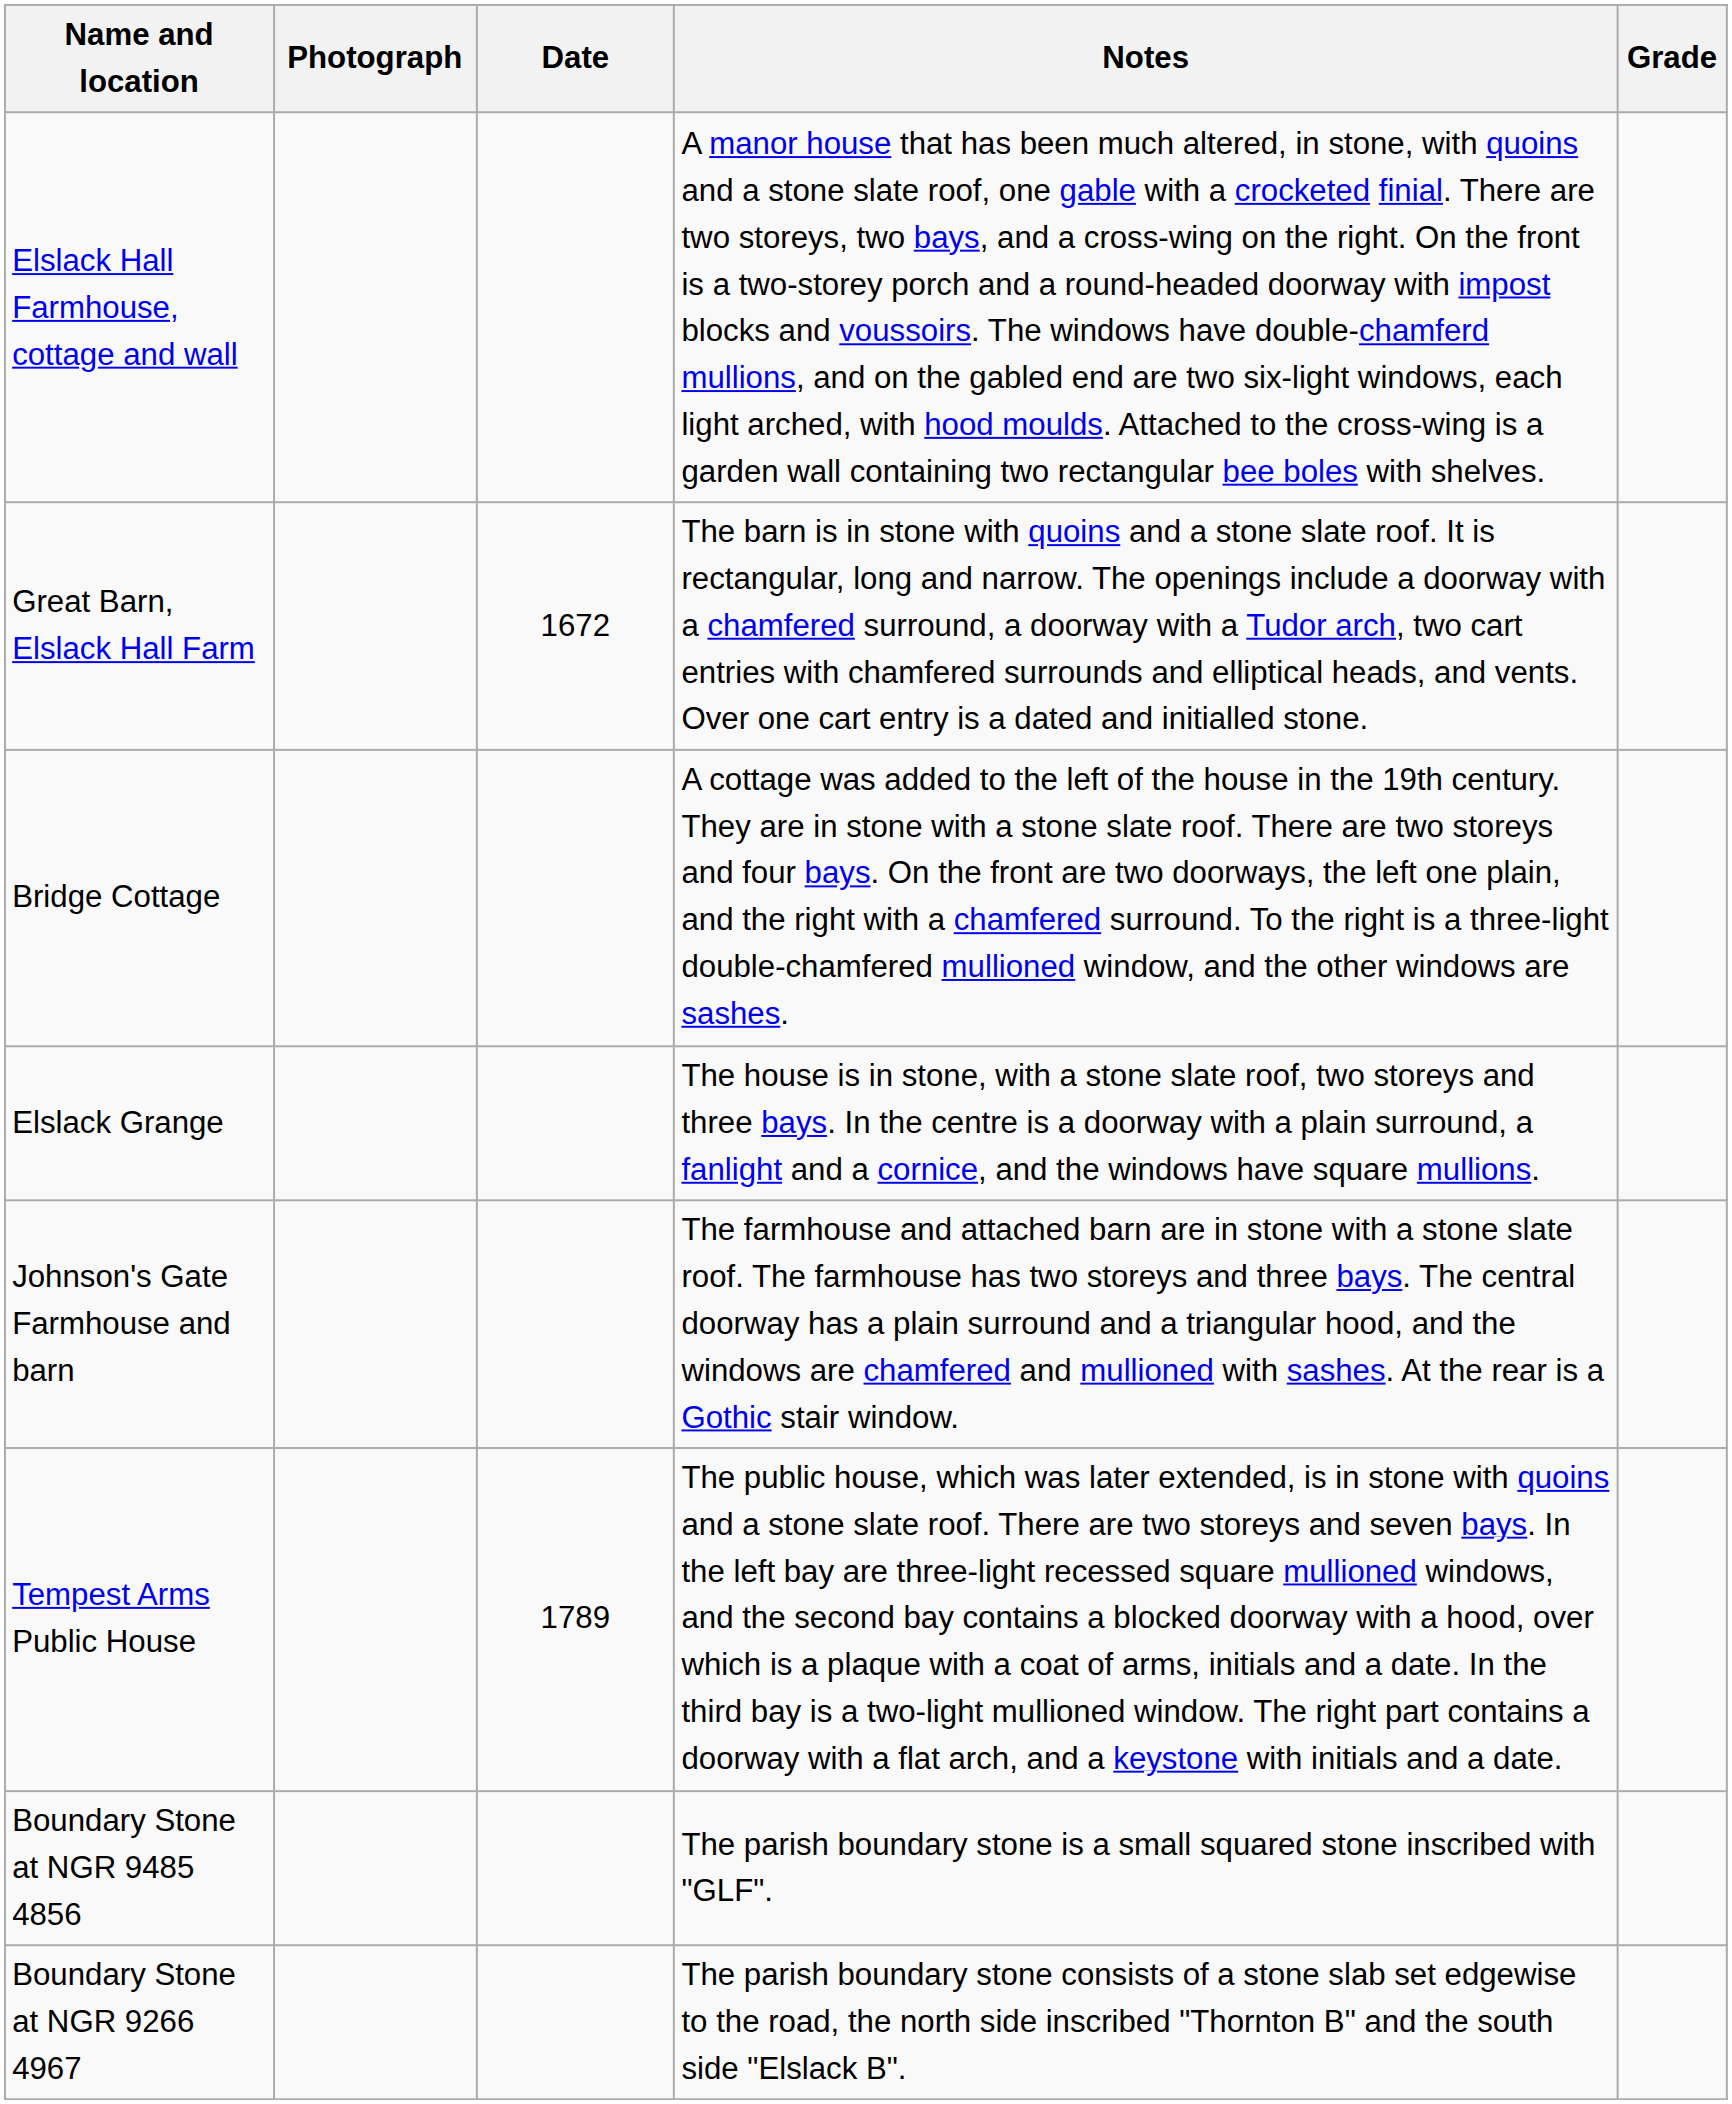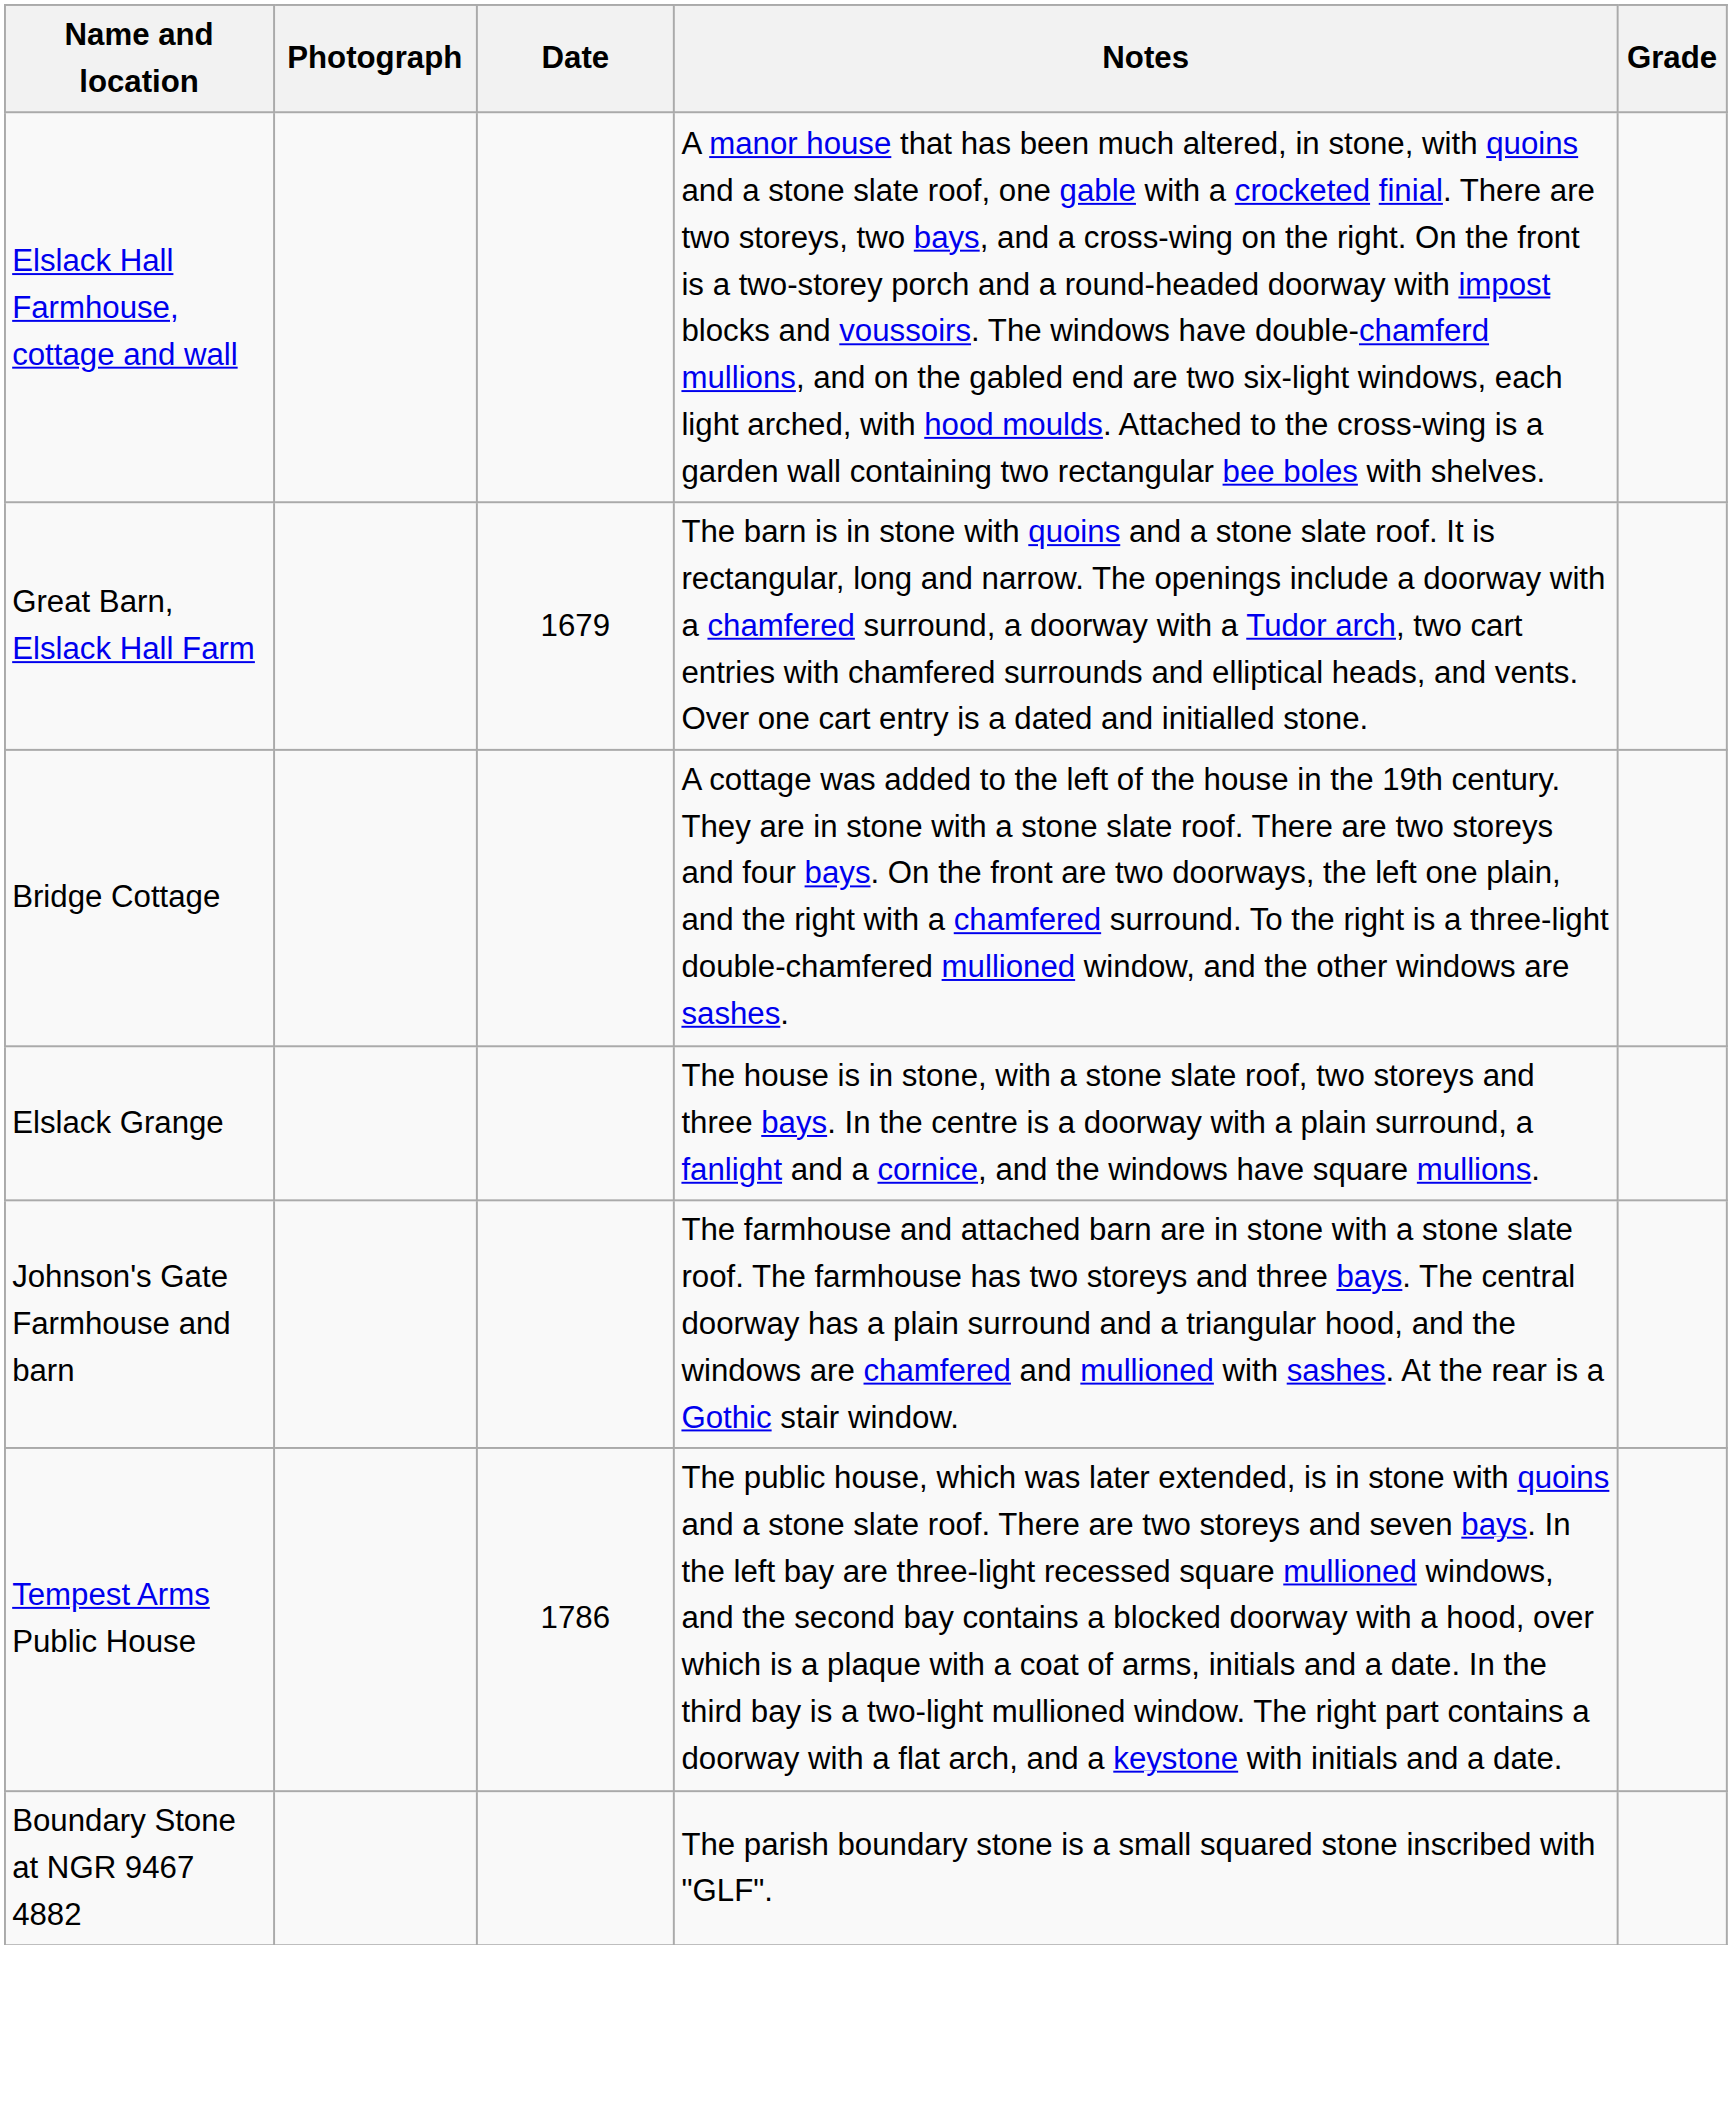(575, 625) 1672 -> (575, 625) 1679
(575, 1618) 1789 -> (575, 1618) 1786
+ row: (124, 1867)
- row: (124, 1867)
- row: (124, 2022)
